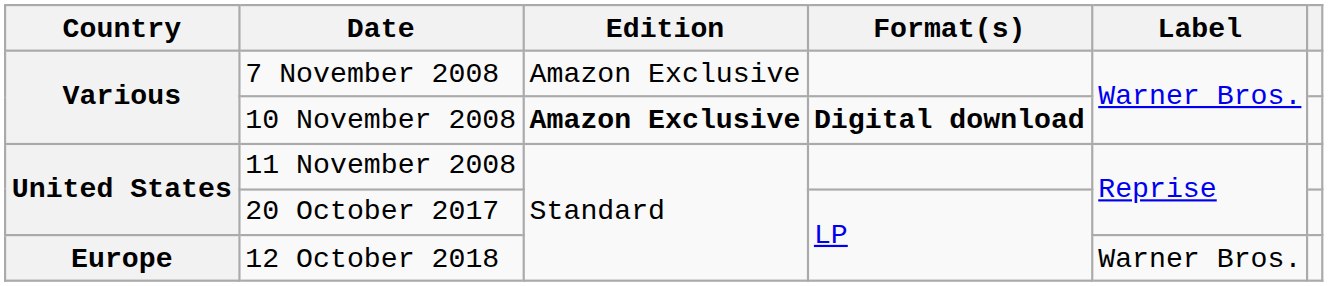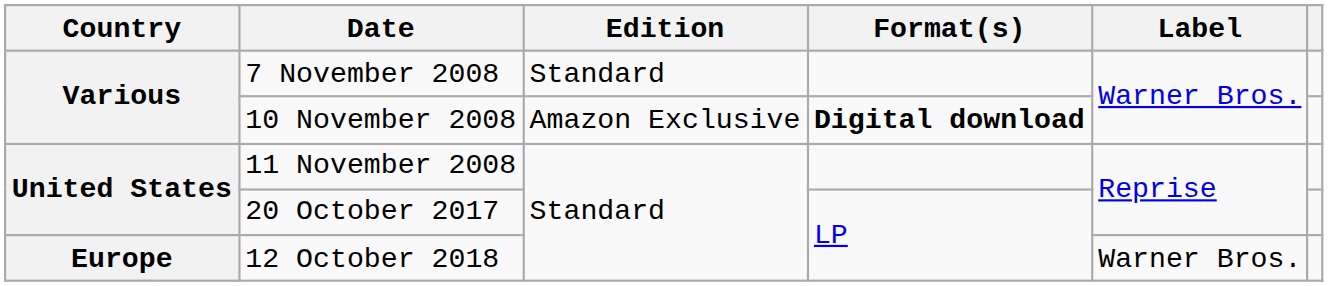(665, 74) Amazon Exclusive -> (597, 74) Standard
(665, 120) bold -> (665, 120) normal
